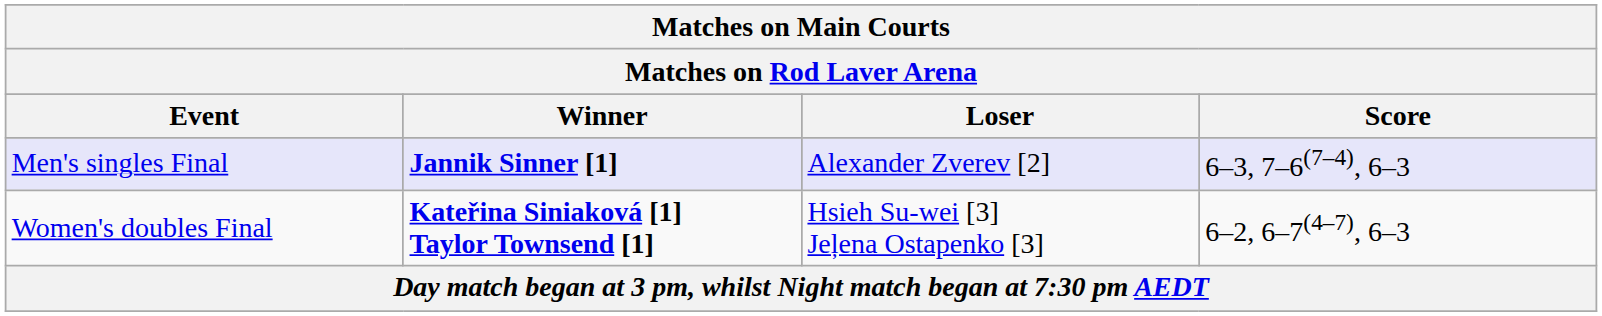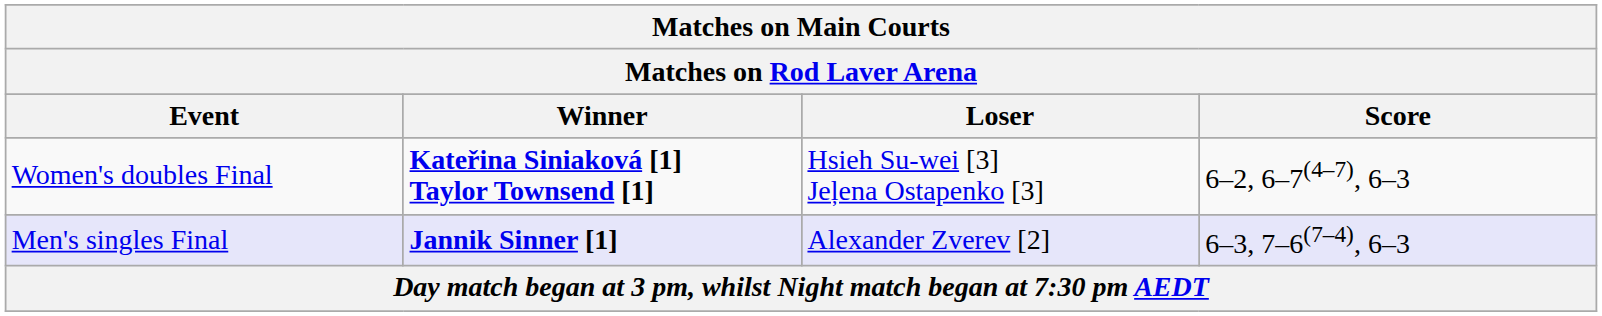rows swapped: (142, 227) <-> (120, 163)
